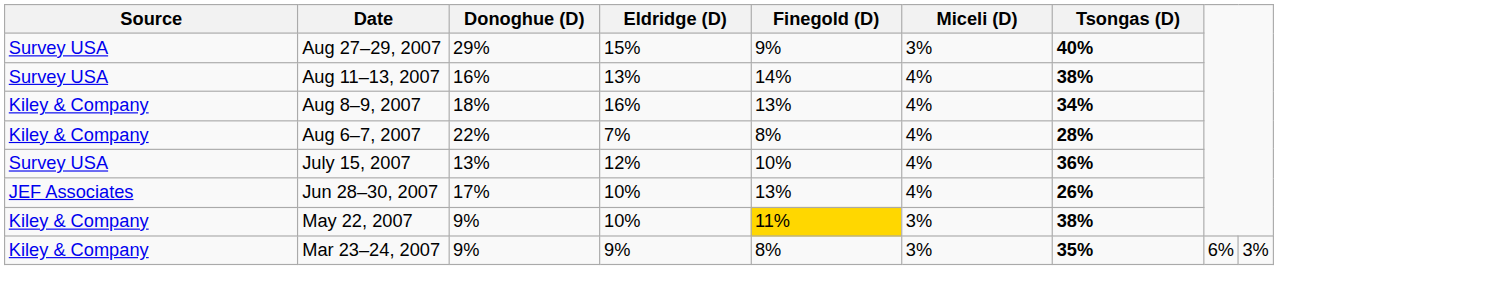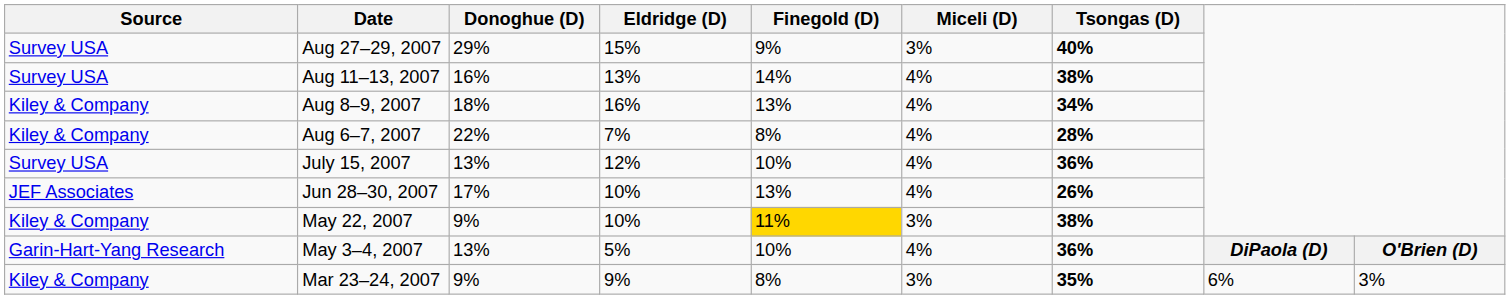+ row: (363, 250)
